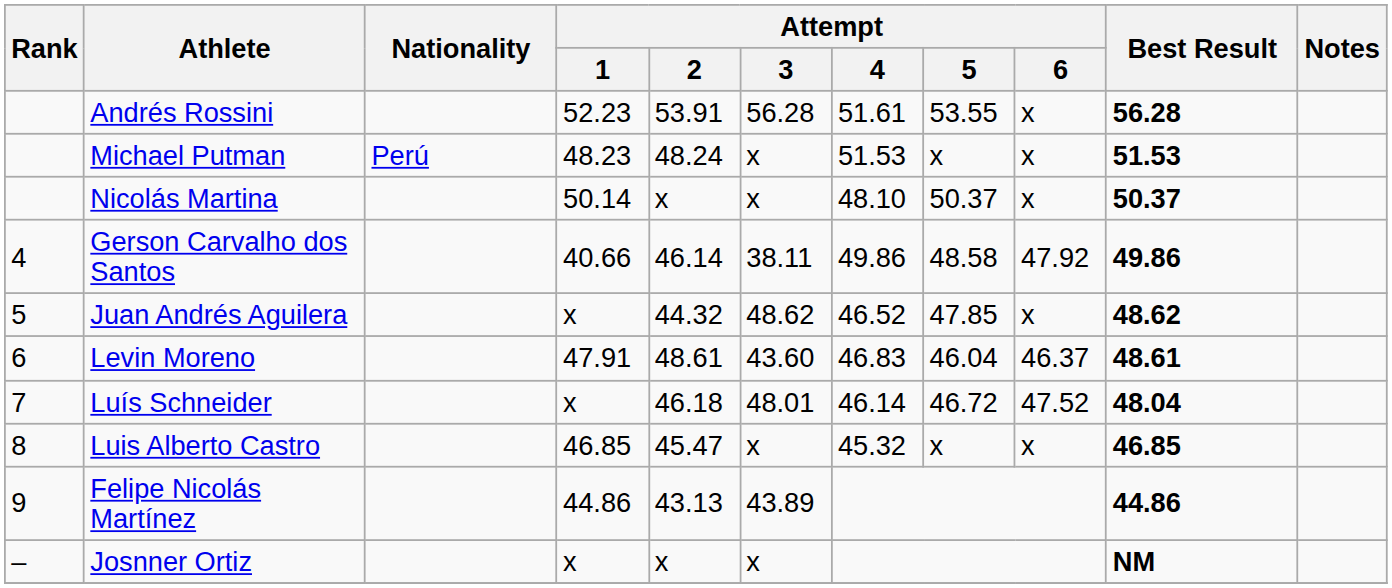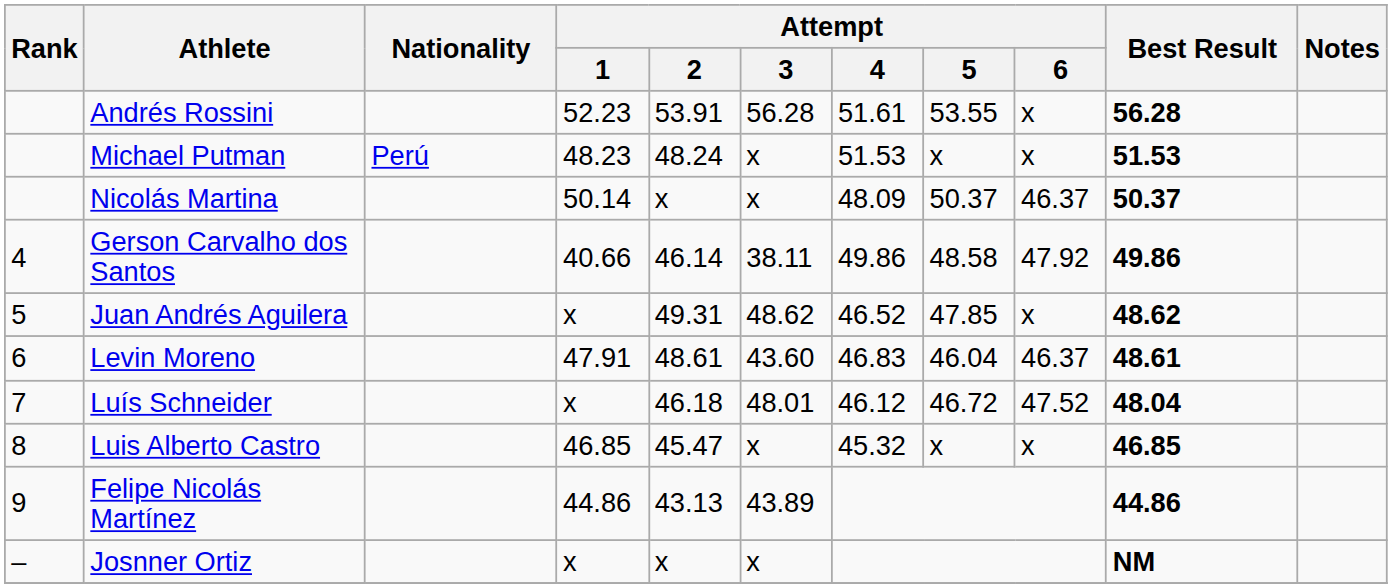(872, 199) 48.10 -> (872, 199) 48.09
(1028, 199) x -> (1055, 199) 46.37
(689, 315) 44.32 -> (689, 315) 49.31
(872, 402) 46.14 -> (872, 402) 46.12
